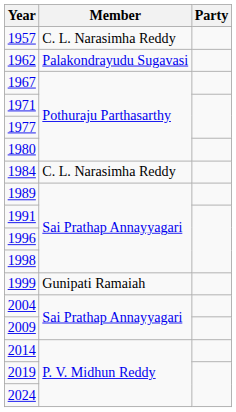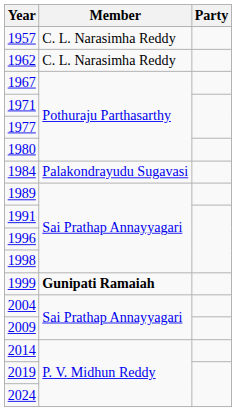(115, 60) Palakondrayudu Sugavasi -> (109, 60) C. L. Narasimha Reddy
(109, 171) C. L. Narasimha Reddy -> (115, 171) Palakondrayudu Sugavasi
(94, 283) normal -> (98, 283) bold
